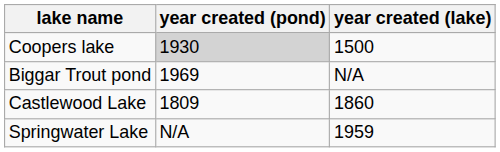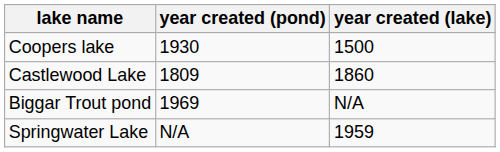(179, 47) lightgrey background -> (179, 47) no background
rows swapped: (77, 103) <-> (80, 75)
